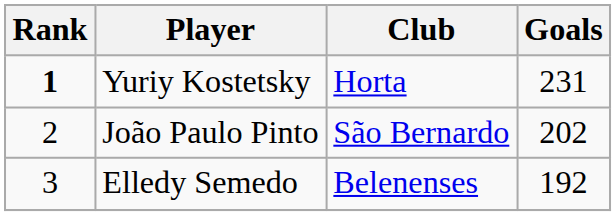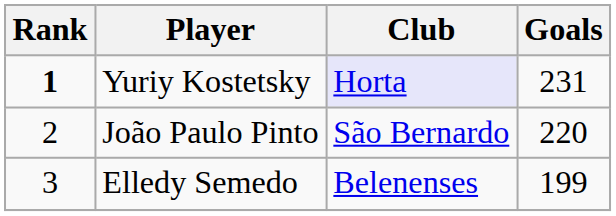(370, 81) no background -> (370, 81) lavender background
(563, 132) 202 -> (563, 132) 220
(563, 183) 192 -> (563, 183) 199
